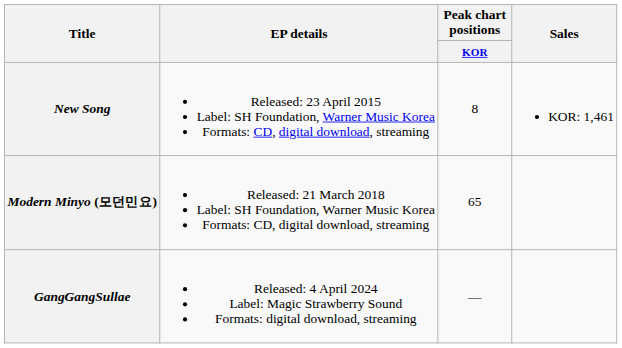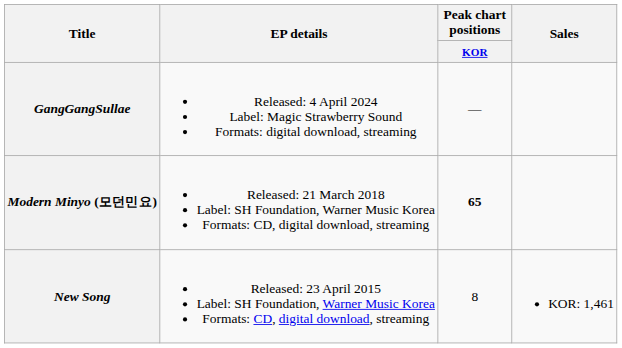rows swapped: (82, 109) <-> (82, 296)
(475, 202) normal -> (475, 202) bold
